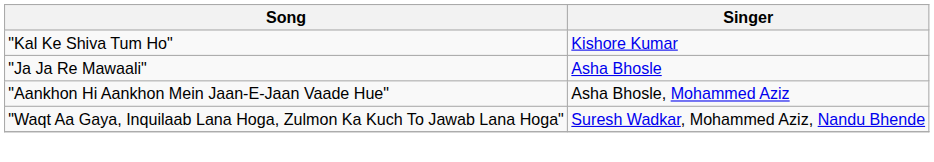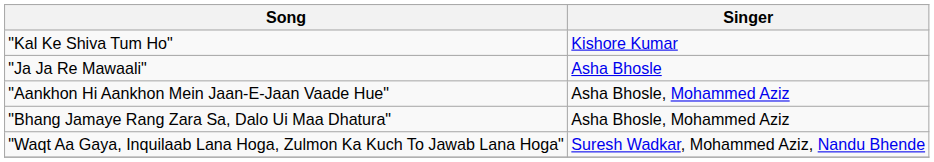+ row: (200, 119)
